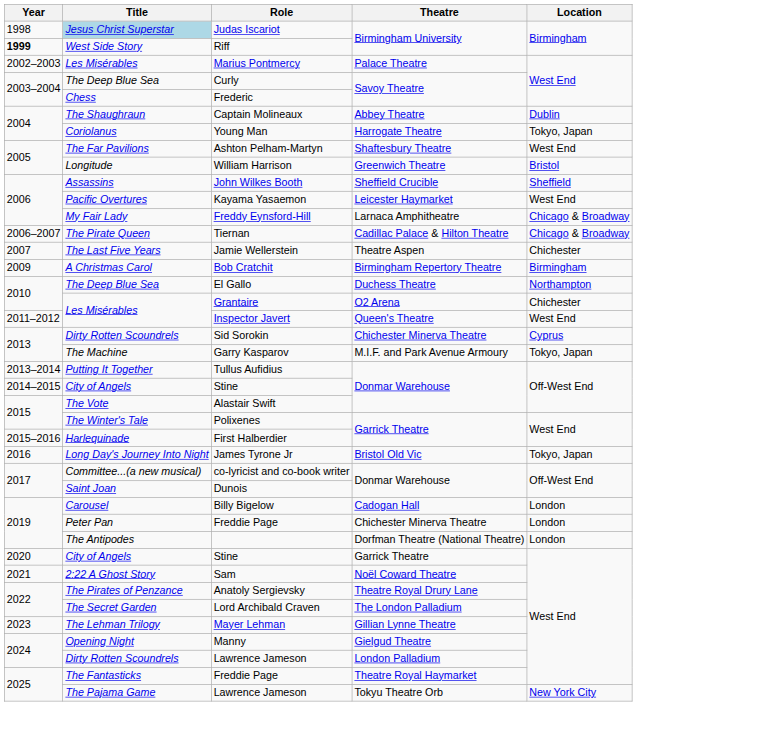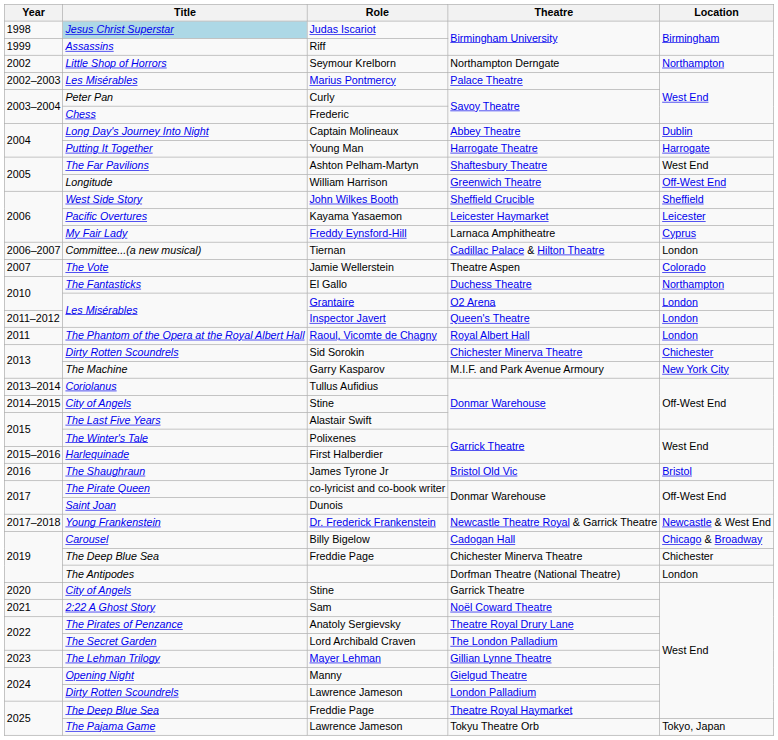(19, 47) bold -> (19, 47) normal
(104, 47) West Side Story -> (90, 47) Assassins
+ row: (353, 64)
(112, 81) The Deep Blue Sea -> (89, 98) Peter Pan
(105, 115) The Shaughraun -> (137, 132) Long Day's Journey Into Night
(91, 132) Coriolanus -> (109, 149) Putting It Together
(561, 132) Tokyo, Japan -> (686, 149) Harrogate
(544, 166) Bristol -> (694, 183) Off-West End
(90, 183) Assassins -> (104, 200) West Side Story
(552, 200) West End -> (684, 217) Leicester
(579, 217) Chicago & Broadway -> (679, 234) Cyprus
(108, 234) The Pirate Queen -> (133, 251) Committee...(a new musical)
(579, 234) Chicago & Broadway -> (680, 251) London
(113, 251) The Last Five Years -> (87, 268) The Vote
(555, 251) Chichester -> (684, 268) Colorado
- row: (243, 268)
(112, 285) The Deep Blue Sea -> (103, 285) The Fantasticks
(555, 302) Chichester -> (680, 302) London
(552, 319) West End -> (680, 319) London
+ row: (373, 336)
(546, 336) Cyprus -> (688, 353) Chichester
(561, 353) Tokyo, Japan -> (696, 370) New York City
(109, 370) Putting It Together -> (91, 387) Coriolanus
(87, 404) The Vote -> (113, 421) The Last Five Years
(137, 455) Long Day's Journey Into Night -> (105, 472) The Shaughraun
(561, 455) Tokyo, Japan -> (677, 472) Bristol
(133, 472) Committee...(a new musical) -> (108, 489) The Pirate Queen
+ row: (373, 523)
(547, 506) London -> (712, 540) Chicago & Broadway
(89, 523) Peter Pan -> (112, 557) The Deep Blue Sea
(547, 523) London -> (688, 557) Chichester
(103, 676) The Fantasticks -> (112, 710) The Deep Blue Sea
(563, 693) New York City -> (694, 727) Tokyo, Japan
